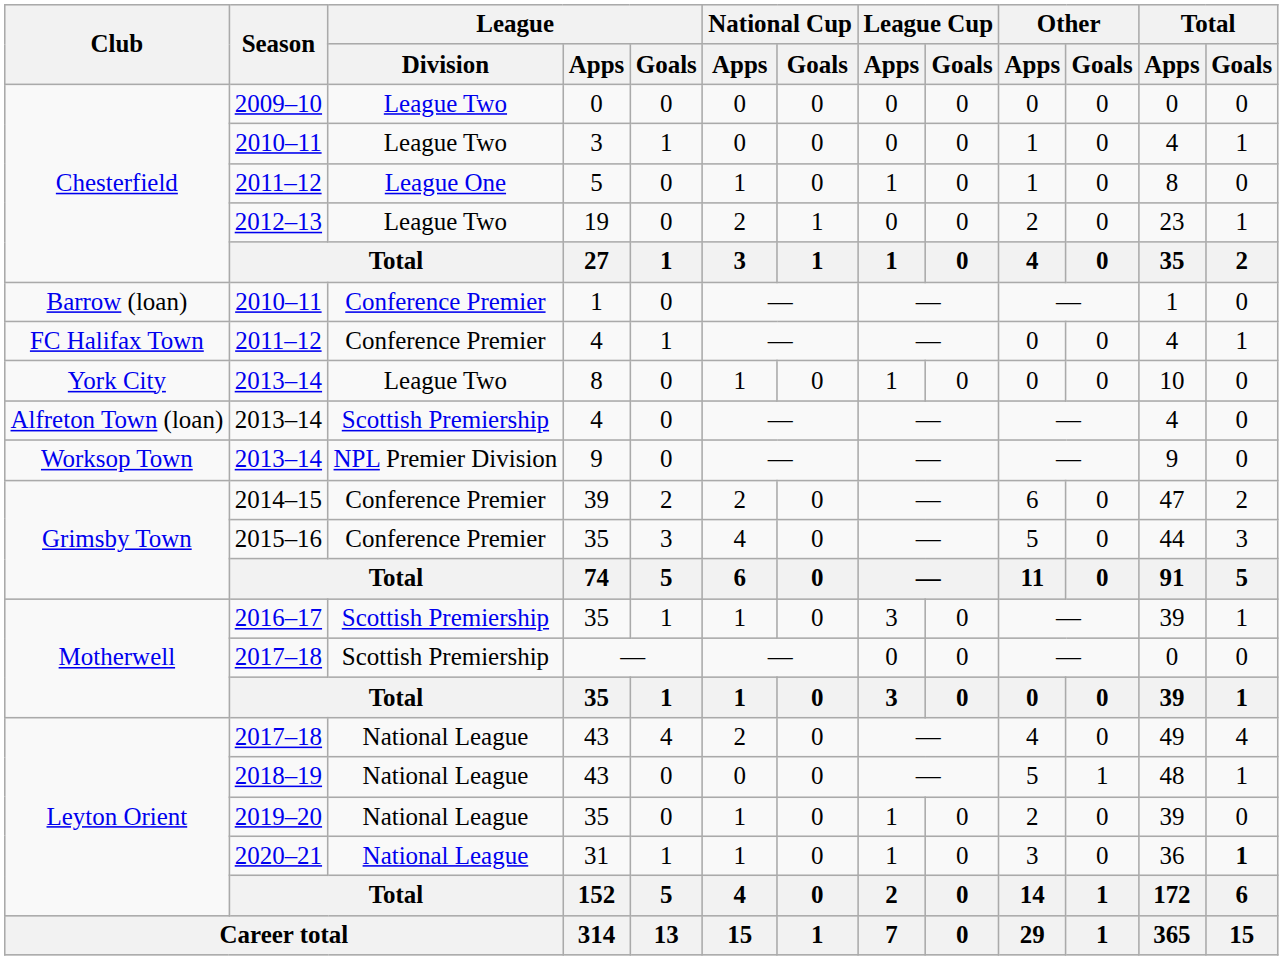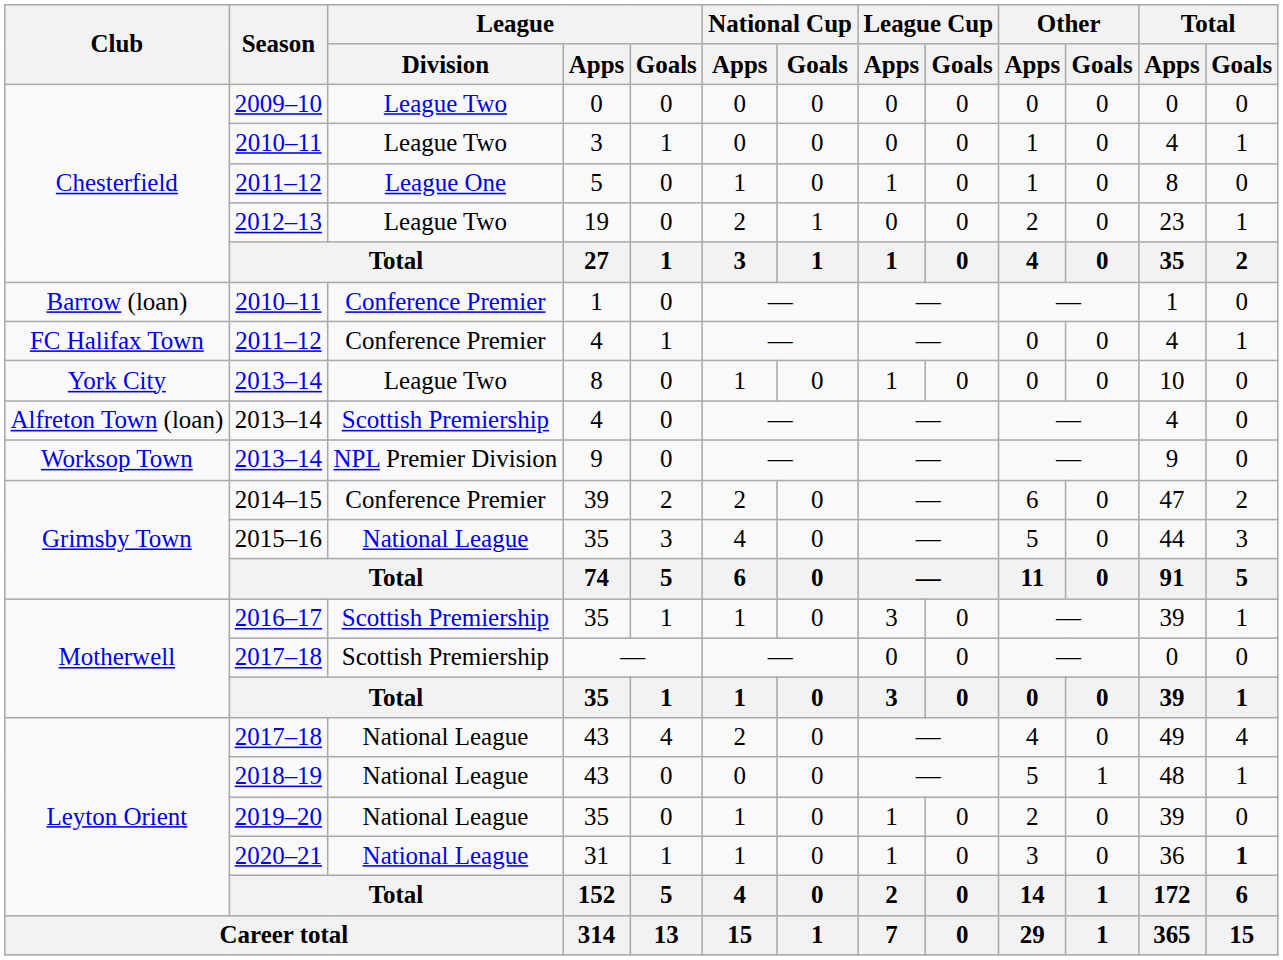(445, 538) Conference Premier -> (445, 538) National League
